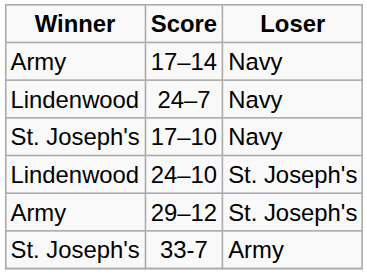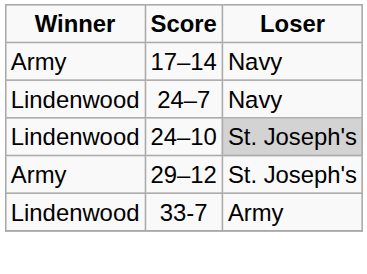- row: (184, 137)
(293, 175) no background -> (292, 137) lightgrey background
(75, 250) St. Joseph's -> (75, 213) Lindenwood
